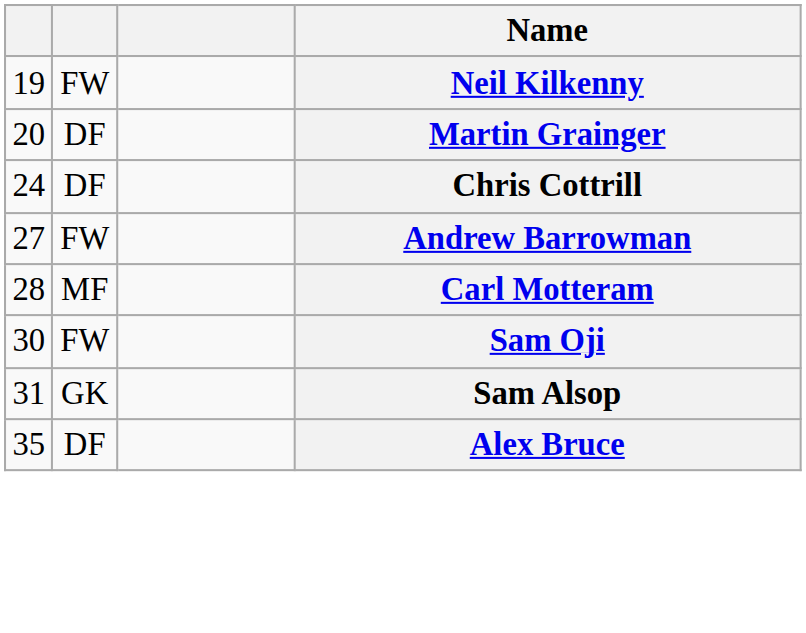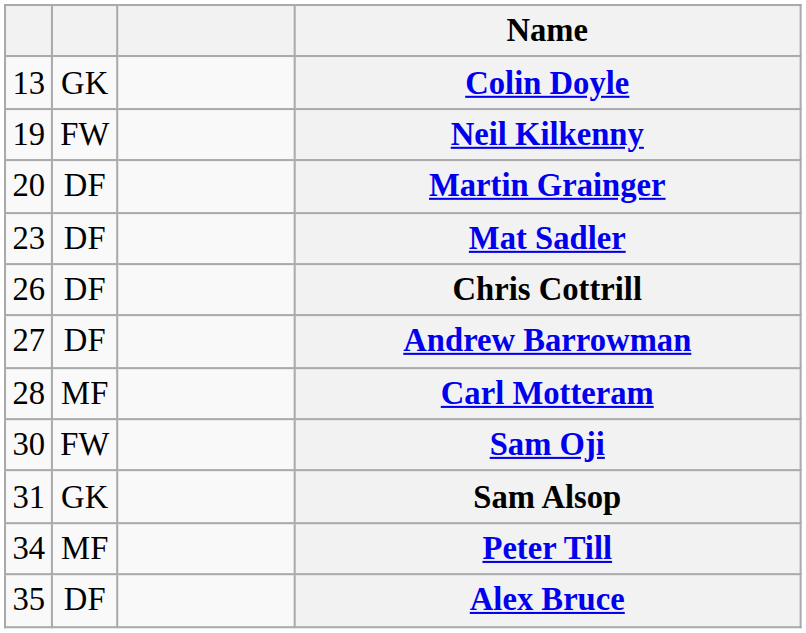+ row: (547, 82)
+ row: (547, 237)
(29, 185) 24 -> (29, 289) 26
(85, 237) FW -> (85, 340) DF
+ row: (547, 548)
